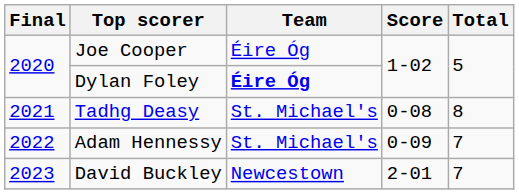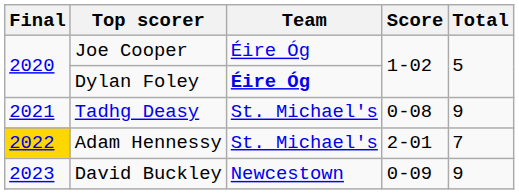(458, 112) 8 -> (458, 112) 9
(32, 143) no background -> (32, 143) gold background
(409, 143) 0-09 -> (409, 143) 2-01
(409, 174) 2-01 -> (409, 174) 0-09
(458, 174) 7 -> (458, 174) 9
